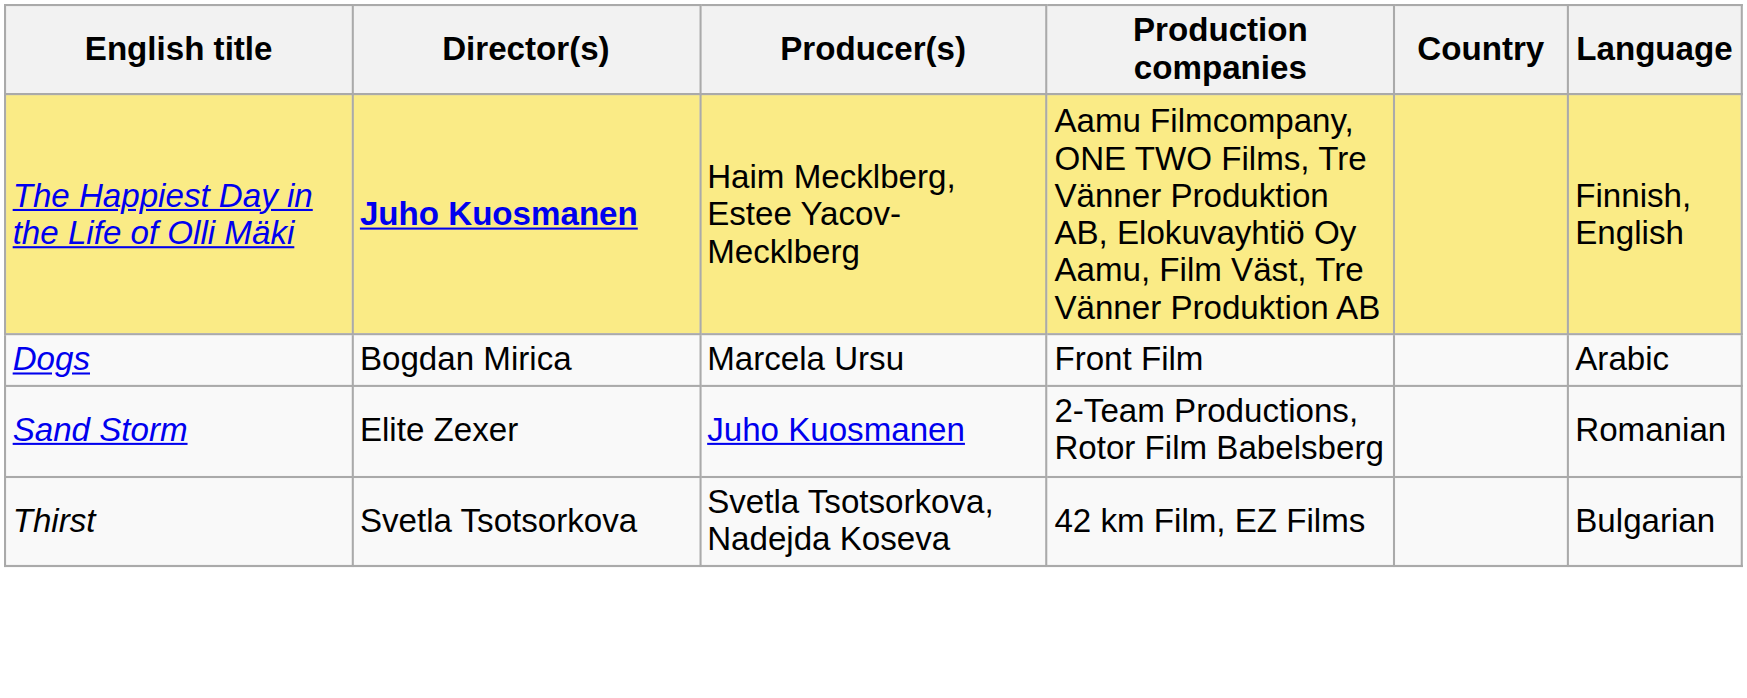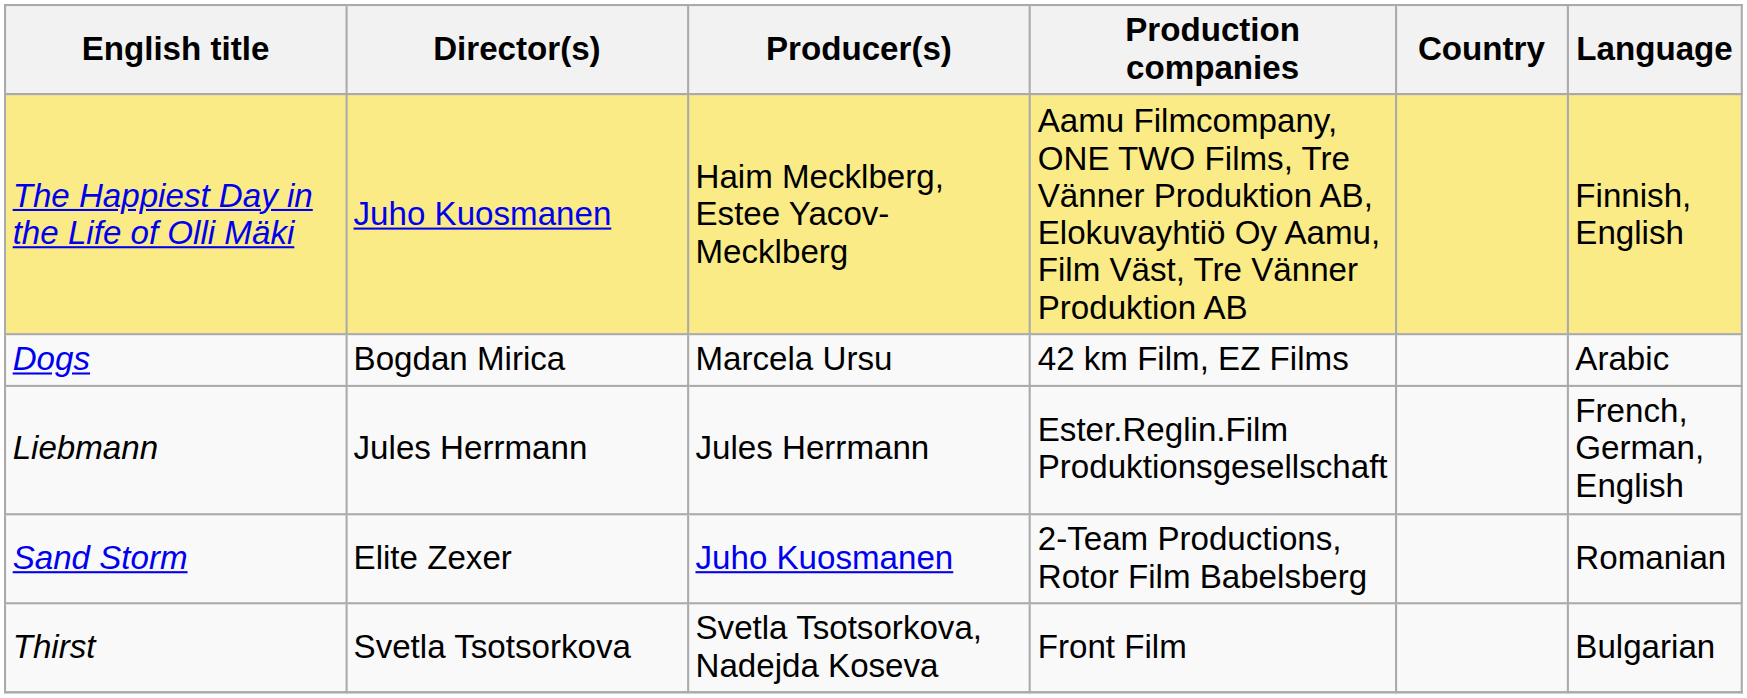(499, 213) bold -> (482, 213) normal
(1129, 359) Front Film -> (1193, 359) 42 km Film, EZ Films
+ row: (85, 449)
(1210, 520) 42 km Film, EZ Films -> (1112, 647) Front Film
